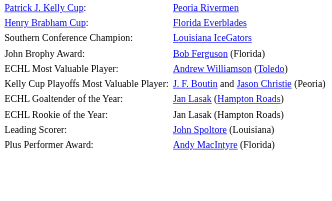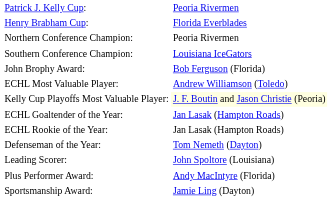+ row: (69, 38)
(249, 84) no background -> (249, 99) lightyellow background
+ row: (53, 145)
+ row: (49, 191)
